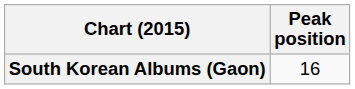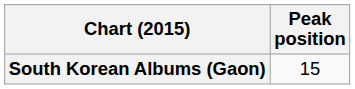(310, 68) 16 -> (310, 68) 15
